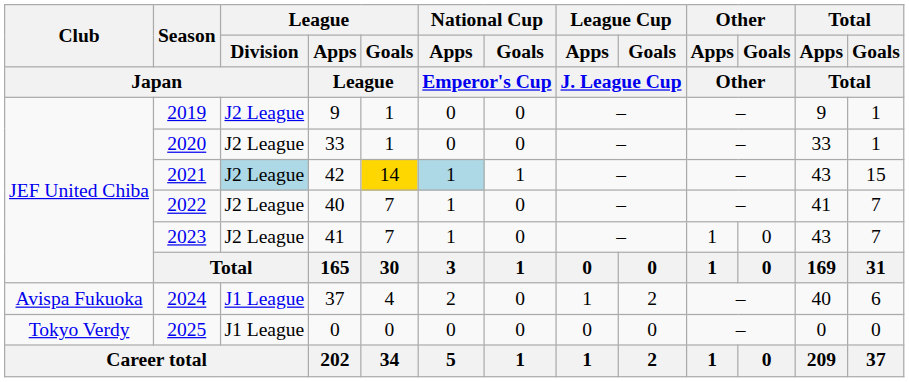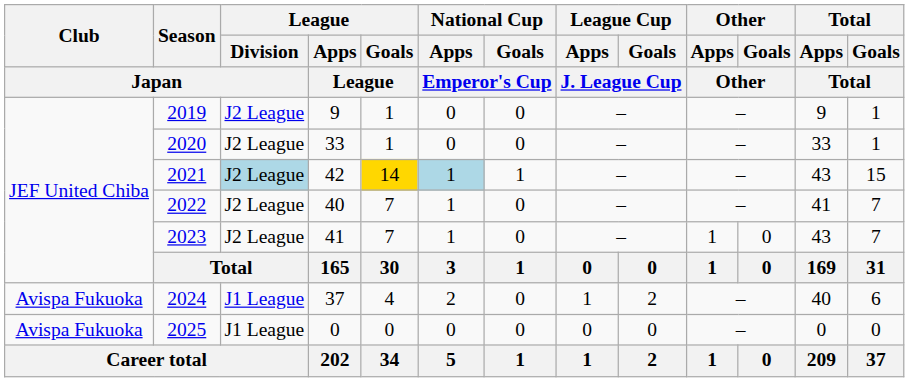(79, 329) Tokyo Verdy -> (79, 329) Avispa Fukuoka
